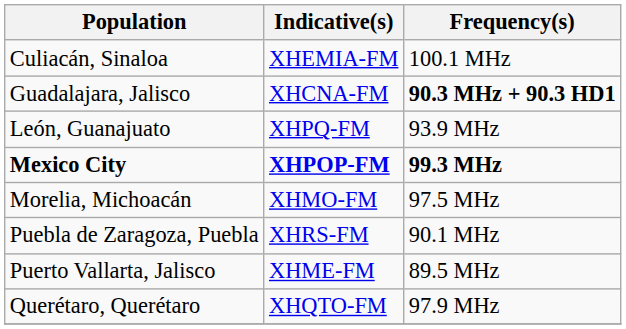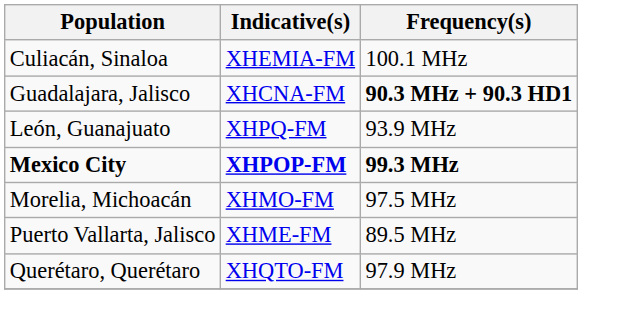- row: (134, 235)
